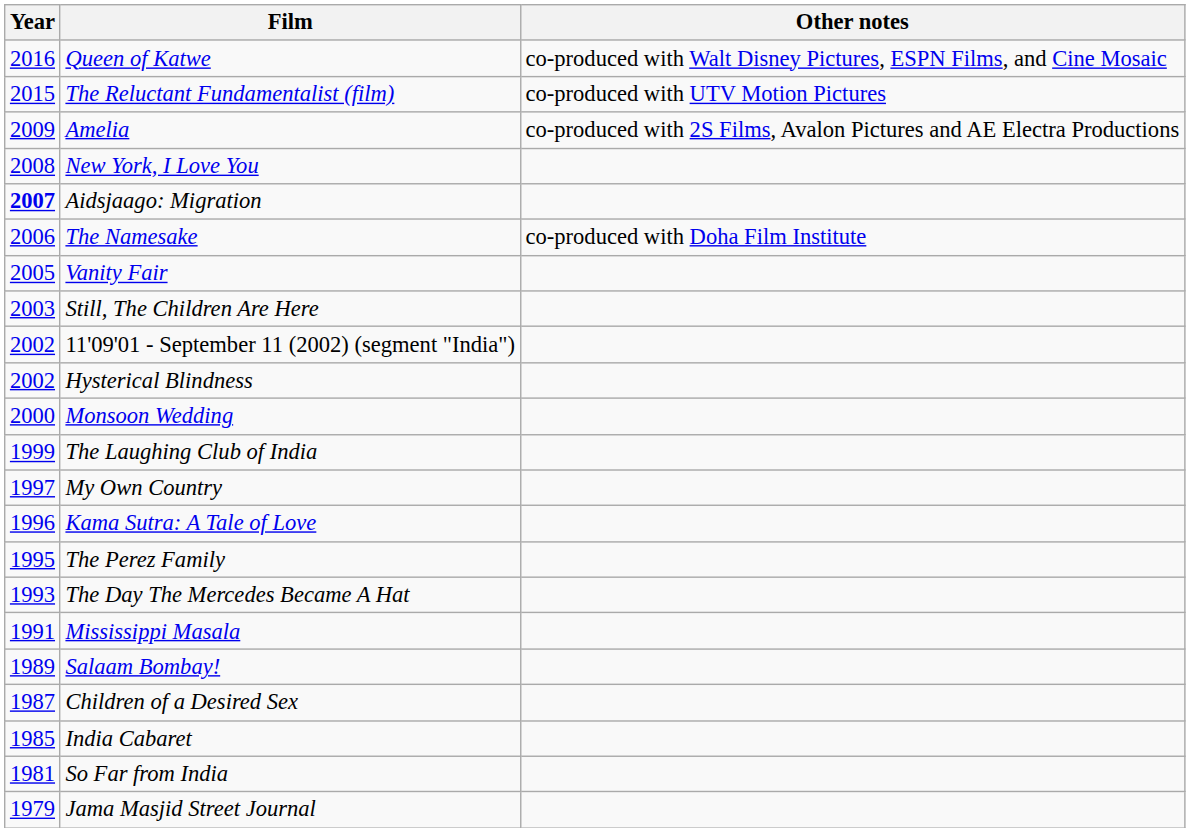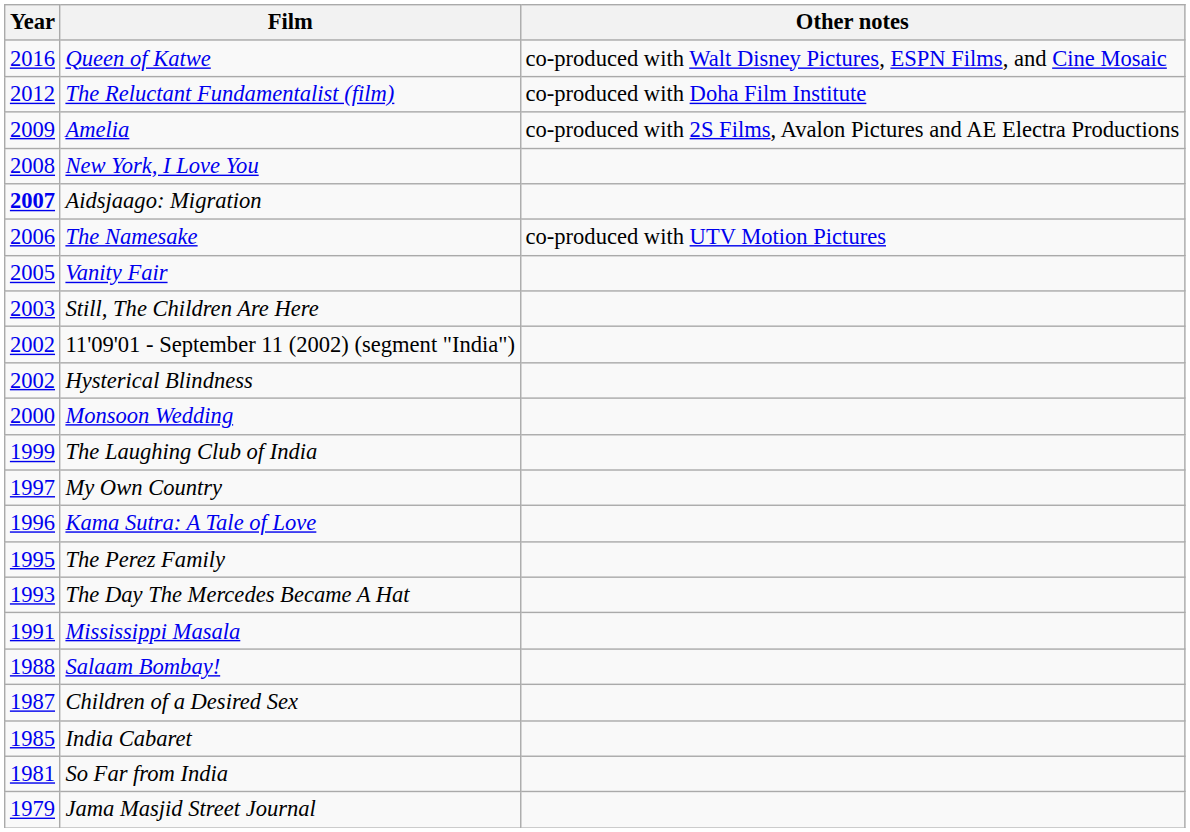(32, 93) 2015 -> (32, 93) 2012
(706, 93) co-produced with UTV Motion Pictures -> (696, 93) co-produced with Doha Film Institute
(696, 237) co-produced with Doha Film Institute -> (706, 237) co-produced with UTV Motion Pictures
(32, 666) 1989 -> (32, 666) 1988
